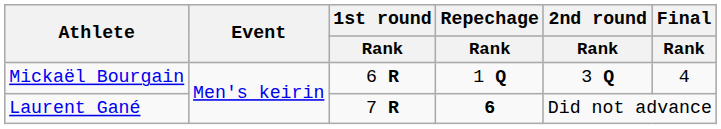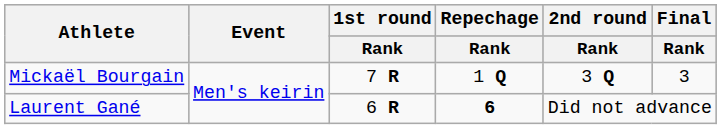(382, 78) 6 R -> (382, 78) 7 R
(684, 78) 4 -> (684, 78) 3
(382, 108) 7 R -> (382, 108) 6 R
